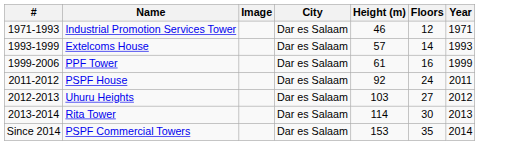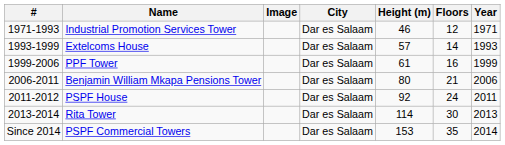+ row: (163, 81)
- row: (100, 98)
